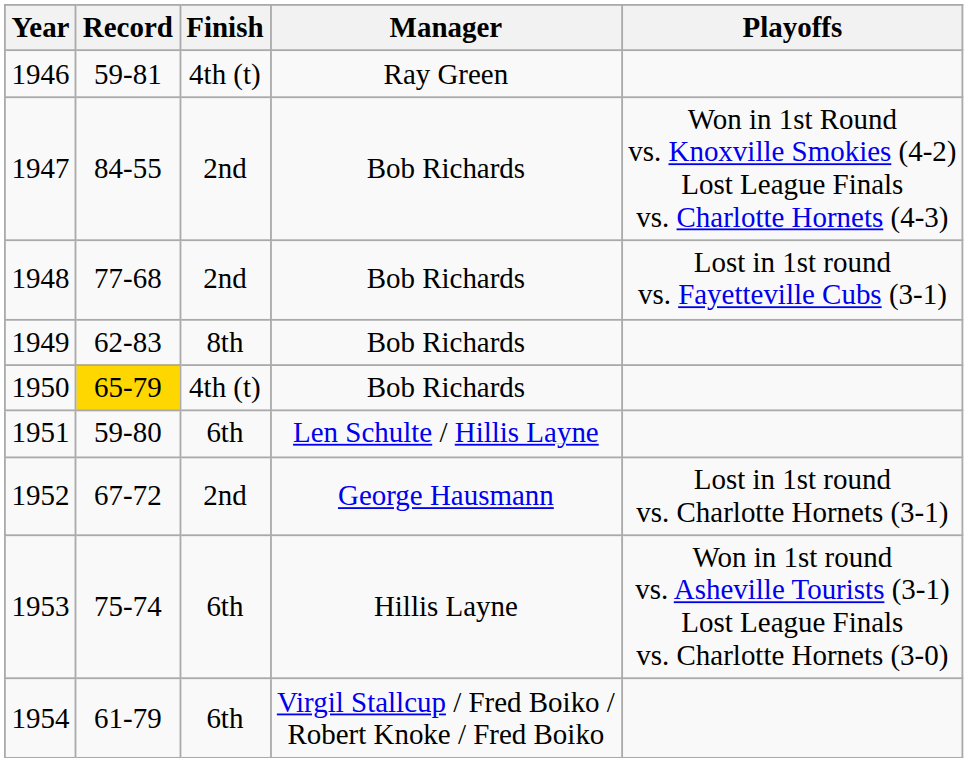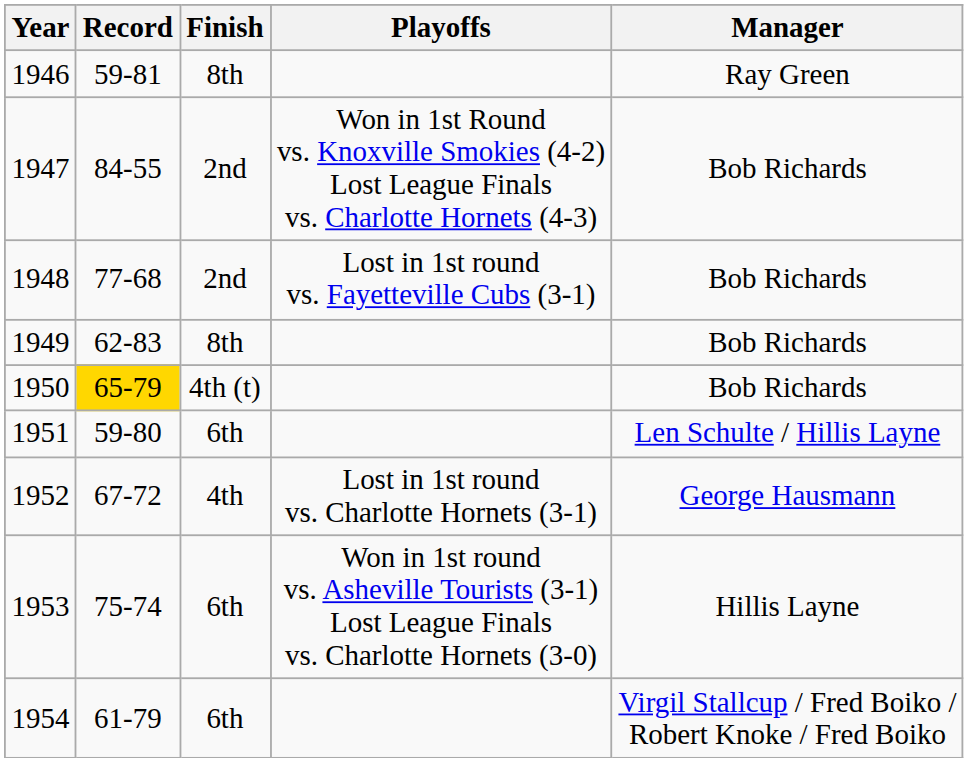columns swapped: (446, 27) <-> (792, 27)
(225, 73) 4th (t) -> (225, 73) 8th
(225, 495) 2nd -> (225, 495) 4th
